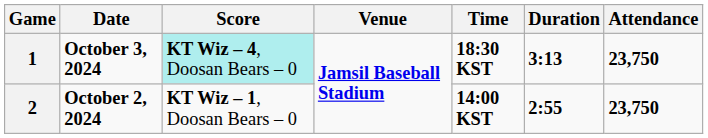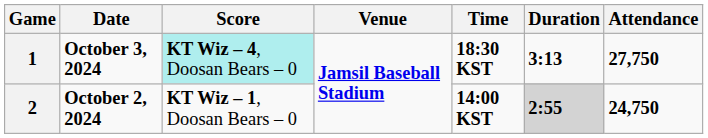(634, 58) 23,750 -> (634, 58) 27,750
(545, 108) no background -> (545, 108) lightgrey background
(634, 108) 23,750 -> (634, 108) 24,750
